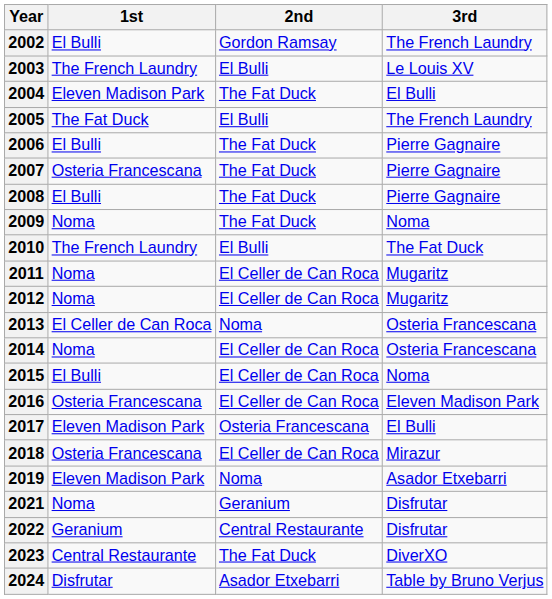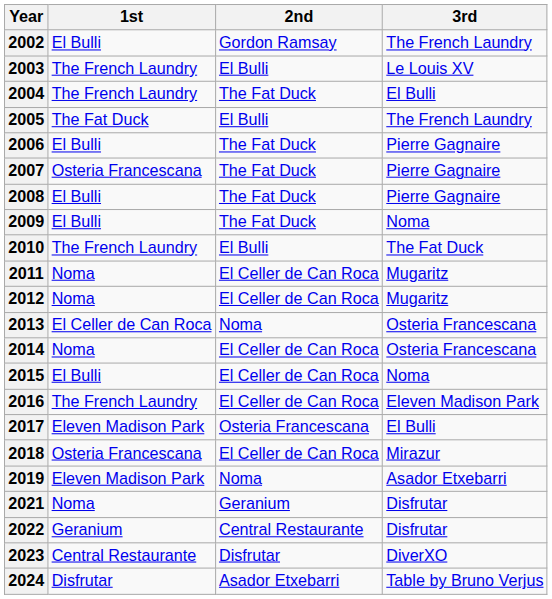(128, 94) Eleven Madison Park -> (124, 94) The French Laundry
(73, 222) Noma -> (76, 222) El Bulli
(127, 401) Osteria Francescana -> (124, 401) The French Laundry
(267, 555) The Fat Duck -> (249, 555) Disfrutar
